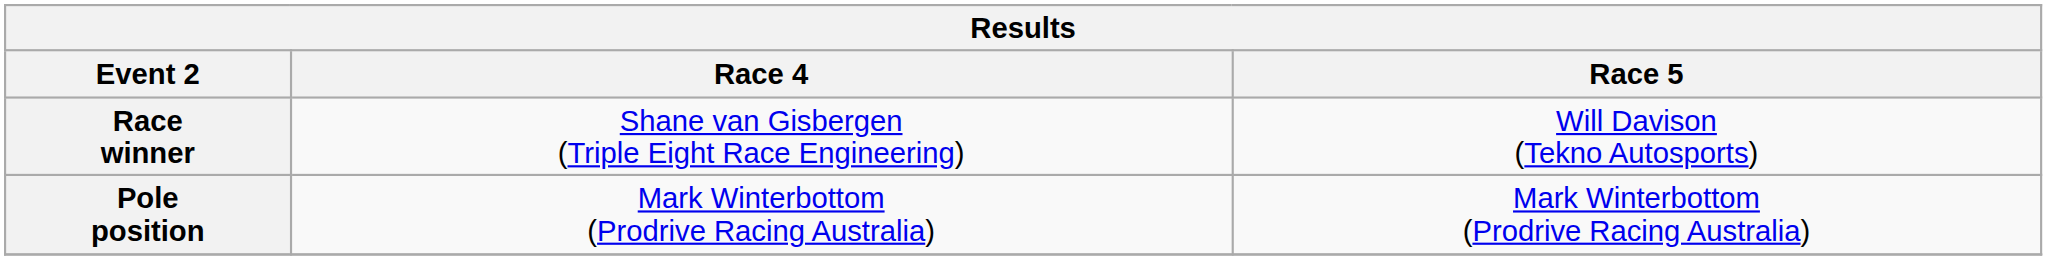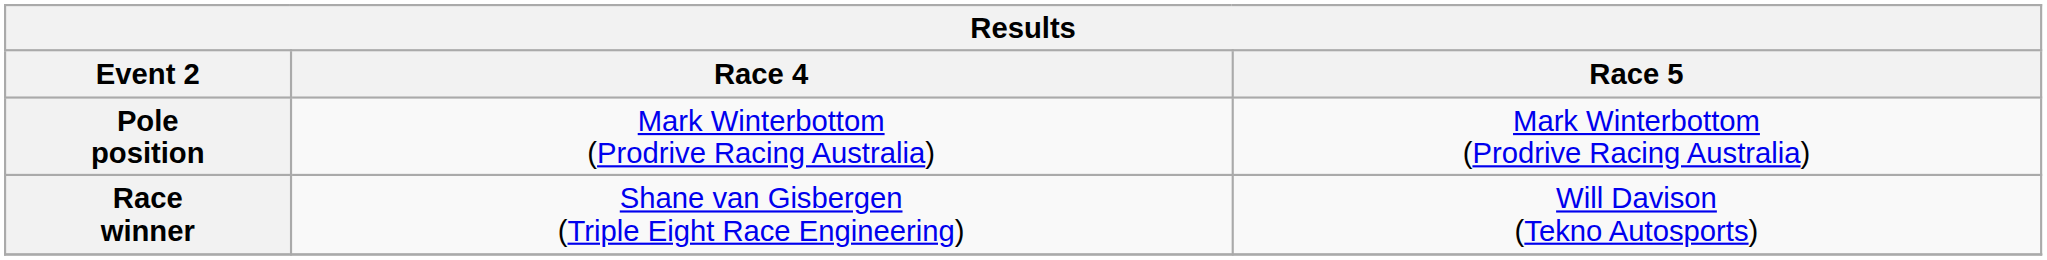rows swapped: (148, 214) <-> (148, 136)
